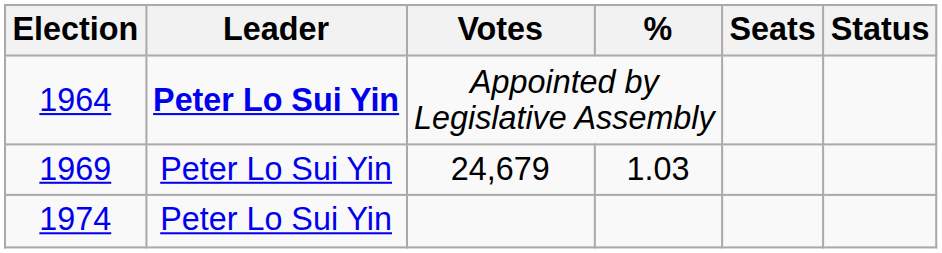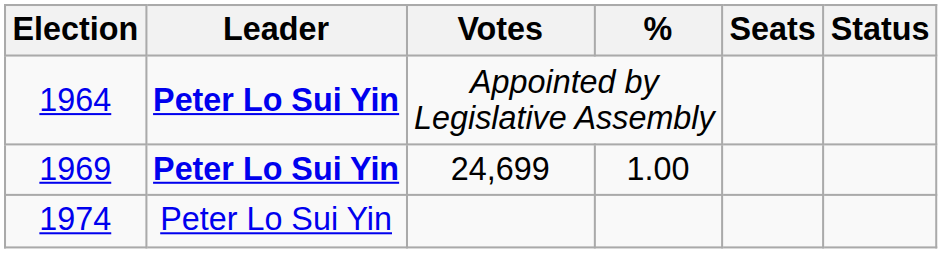(276, 169) normal -> (276, 169) bold
(500, 169) 24,679 -> (500, 169) 24,699
(658, 169) 1.03 -> (658, 169) 1.00
